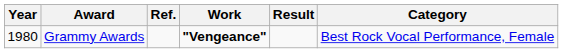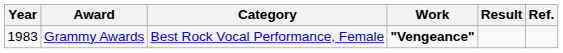columns swapped: (437, 15) <-> (163, 15)
(23, 36) 1980 -> (23, 36) 1983
